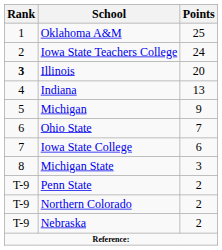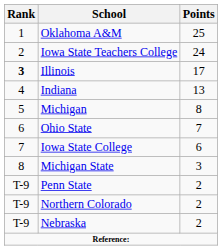(199, 71) 20 -> (199, 71) 17
(199, 109) 9 -> (199, 109) 8
